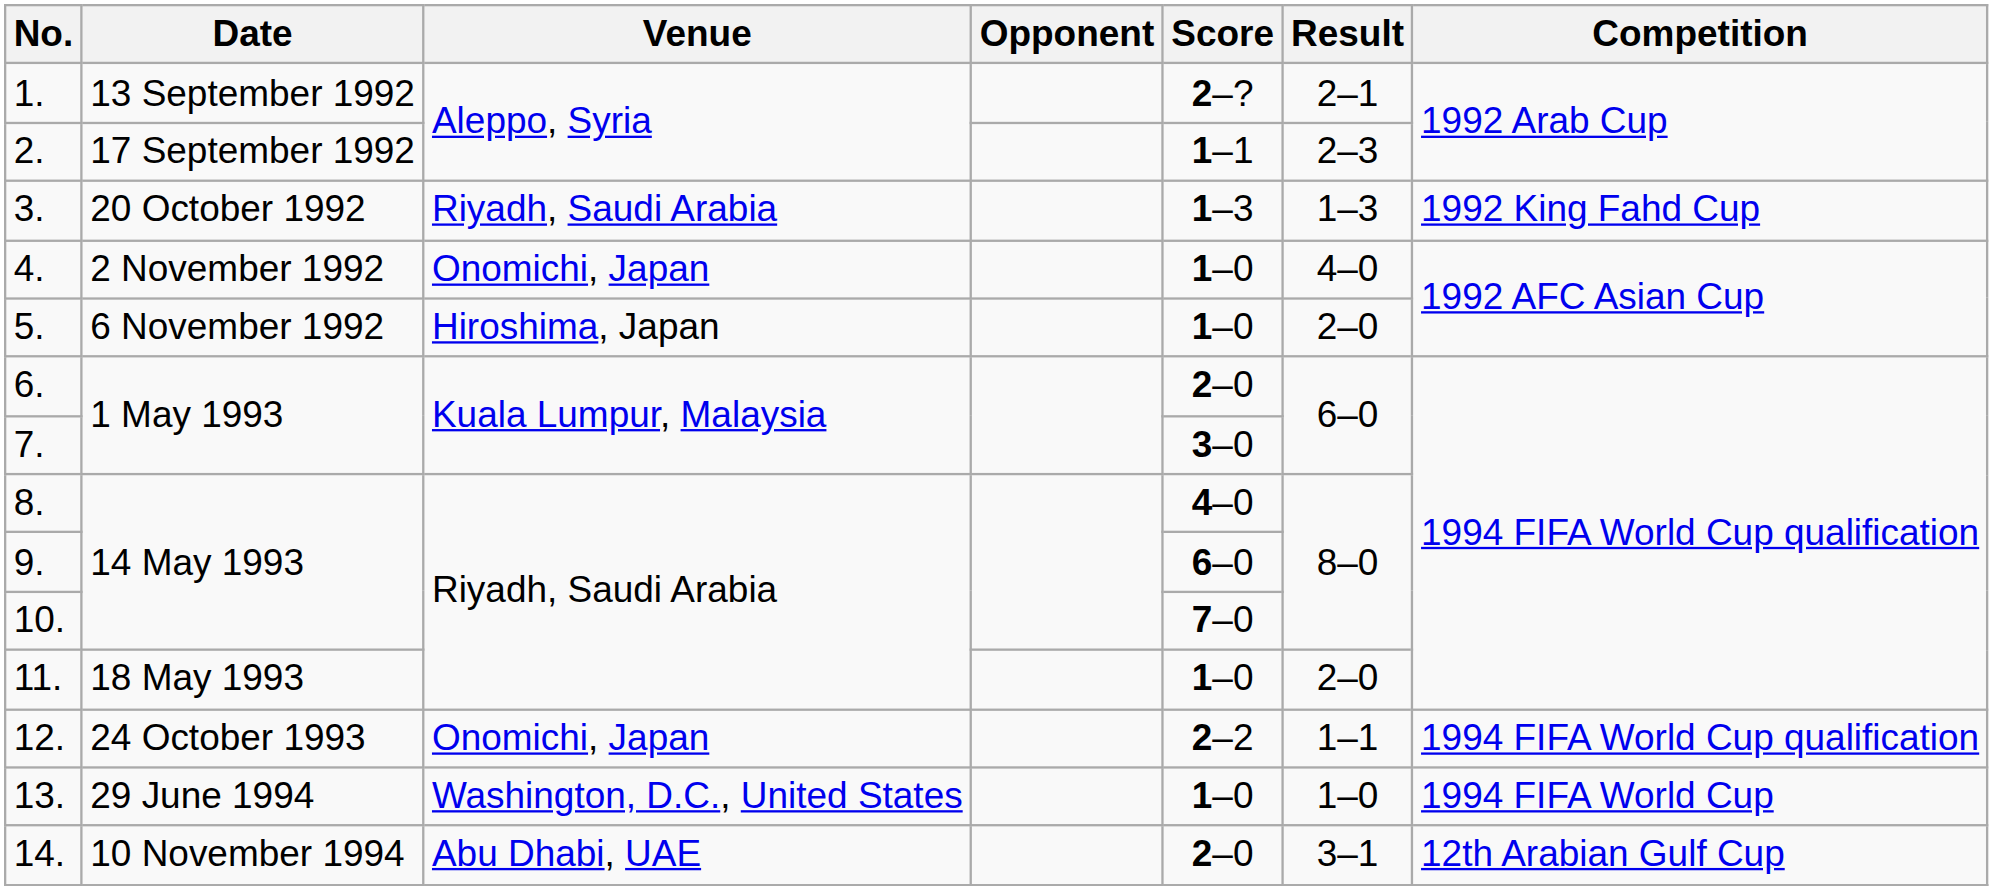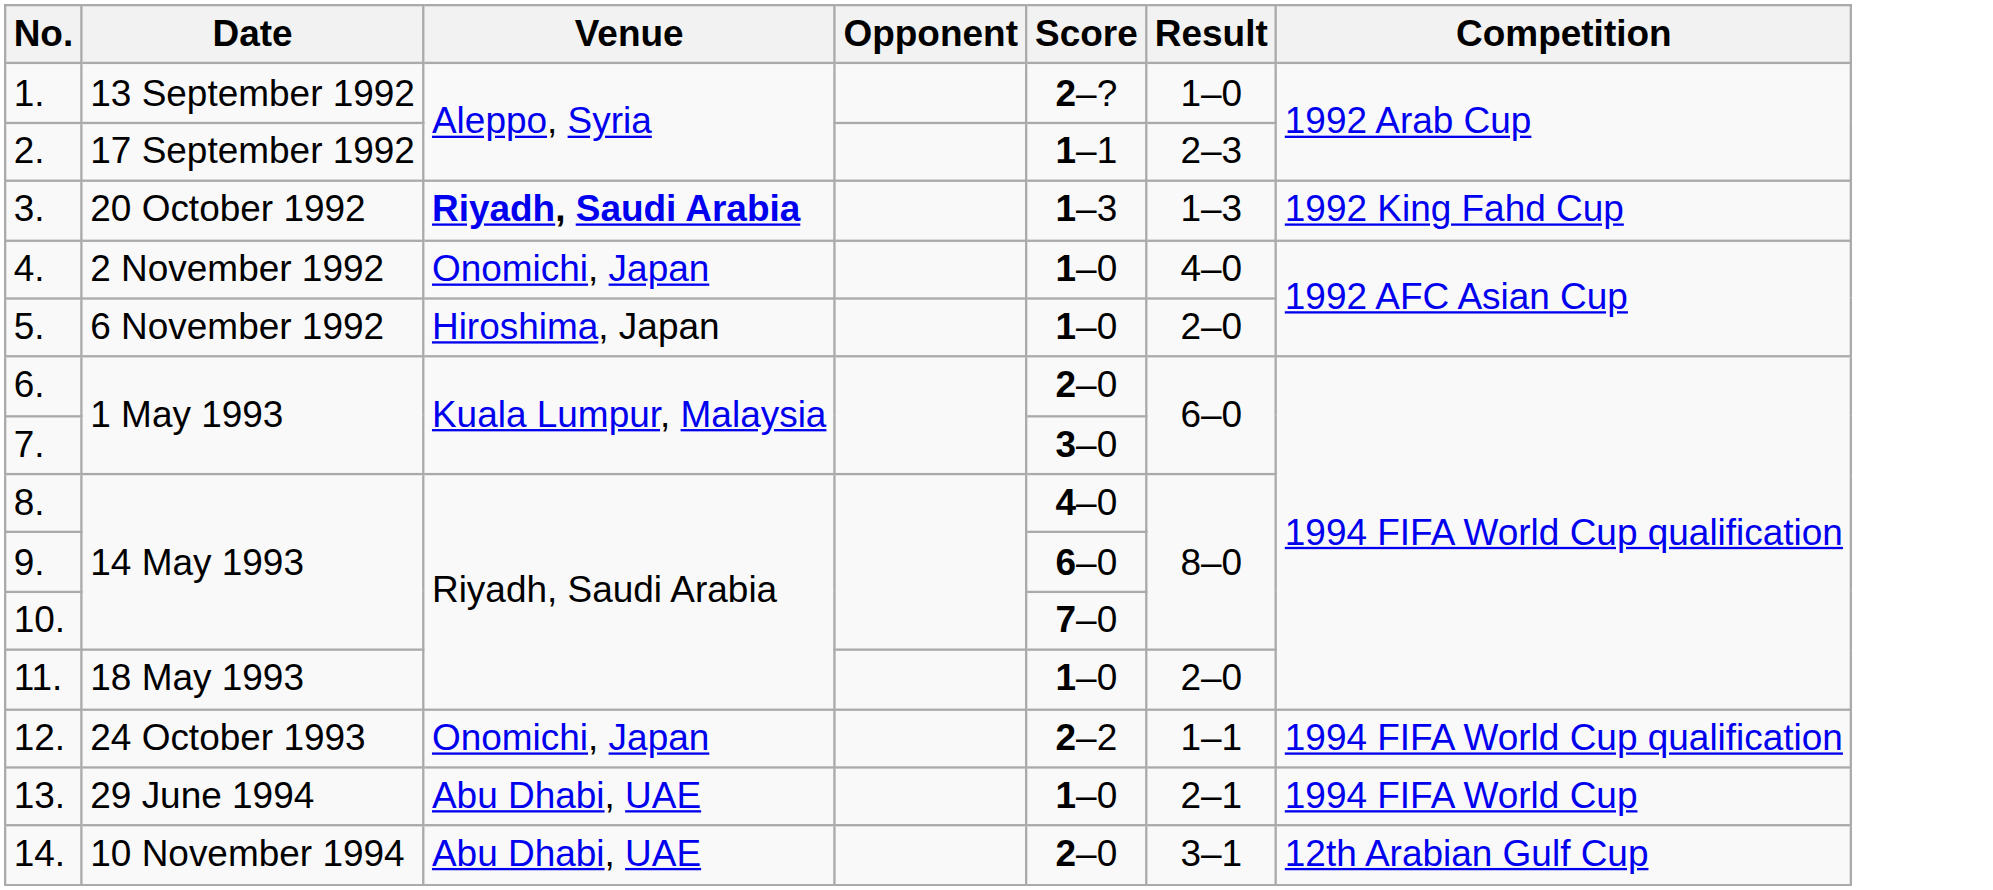(1347, 92) 2–1 -> (1211, 92) 1–0
(605, 209) normal -> (616, 209) bold
(697, 795) Washington, D.C., United States -> (567, 795) Abu Dhabi, UAE
(1347, 795) 1–0 -> (1211, 795) 2–1
